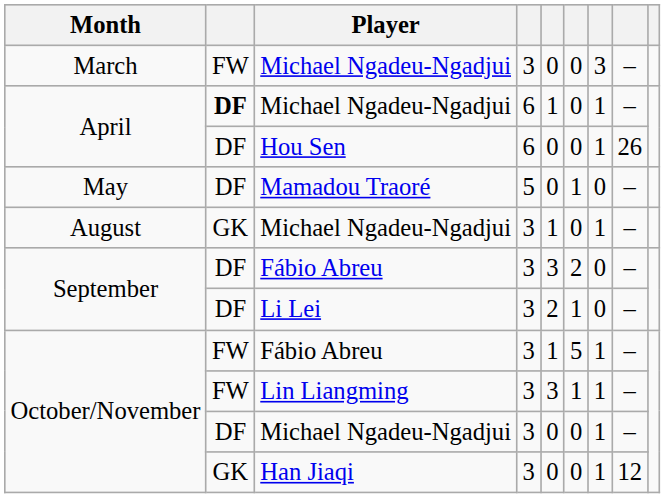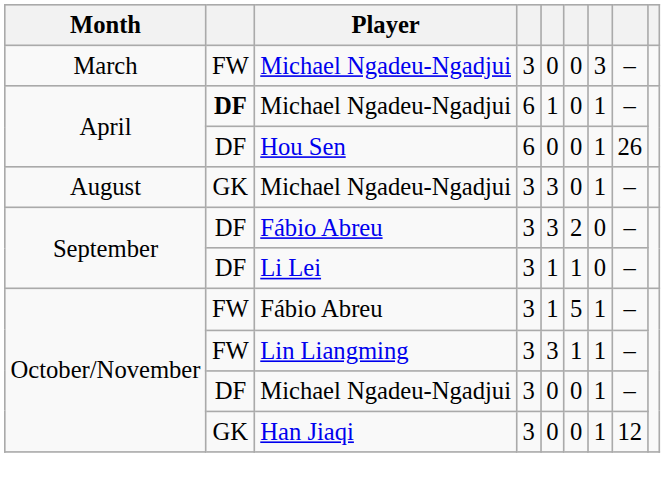- row: (106, 187)
(552, 227) 1 -> (552, 187) 3
(552, 309) 2 -> (552, 268) 1
